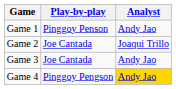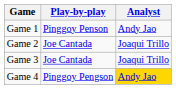(137, 60) Andy Jao -> (143, 60) Joaqui Trillo
